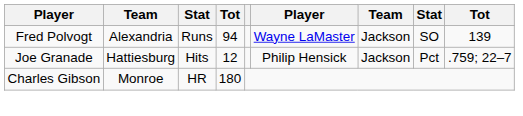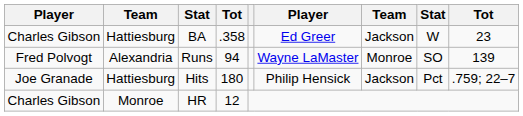+ row: (197, 36)
(386, 36) Jackson -> (389, 57) Monroe
(230, 57) 12 -> (232, 79) 180
(230, 79) 180 -> (232, 100) 12
